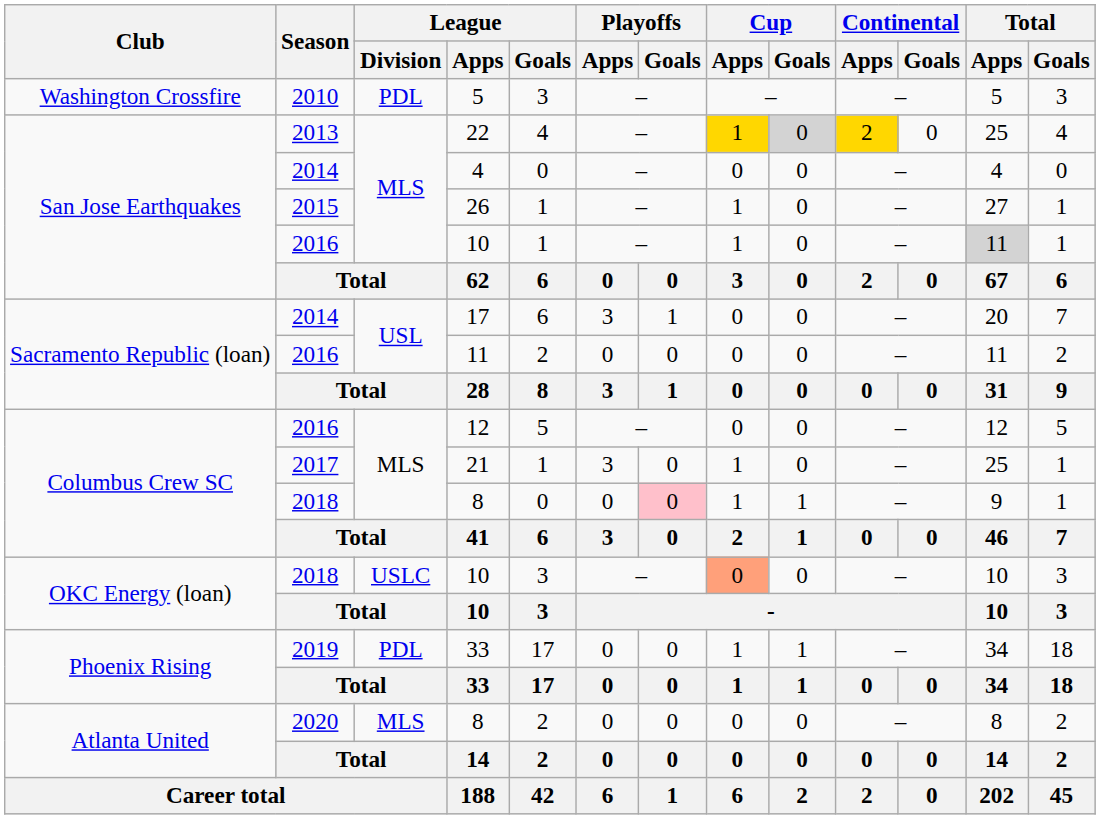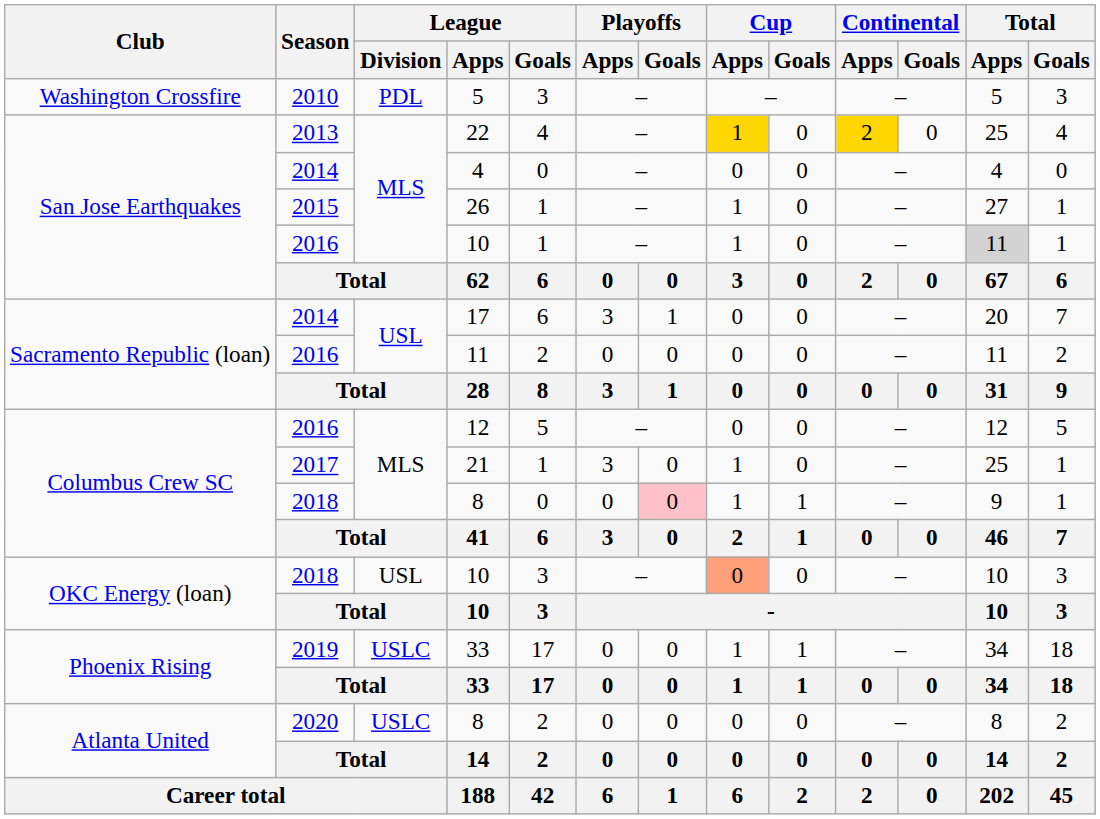(802, 133) lightgrey background -> (802, 133) no background
(401, 574) USLC -> (401, 574) USL
(401, 648) PDL -> (401, 648) USLC
(401, 721) MLS -> (401, 721) USLC
